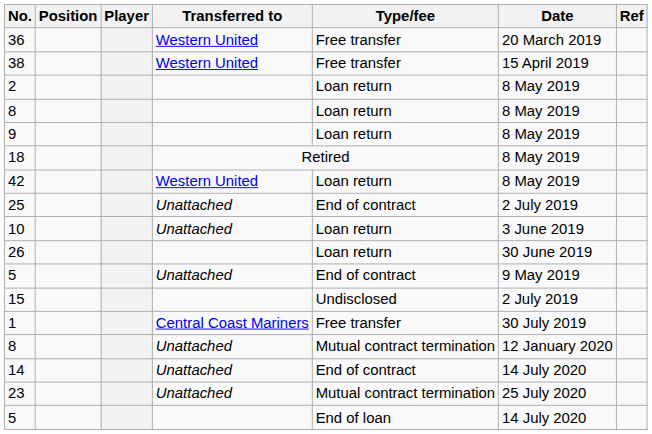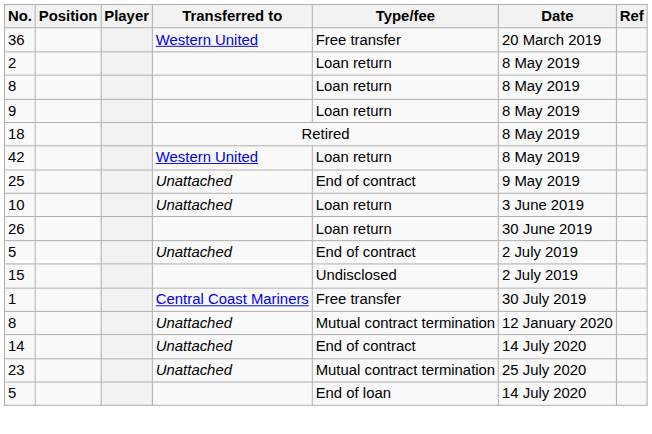- row: (16, 63)
(540, 205) 2 July 2019 -> (541, 181) 9 May 2019
(541, 275) 9 May 2019 -> (540, 252) 2 July 2019
